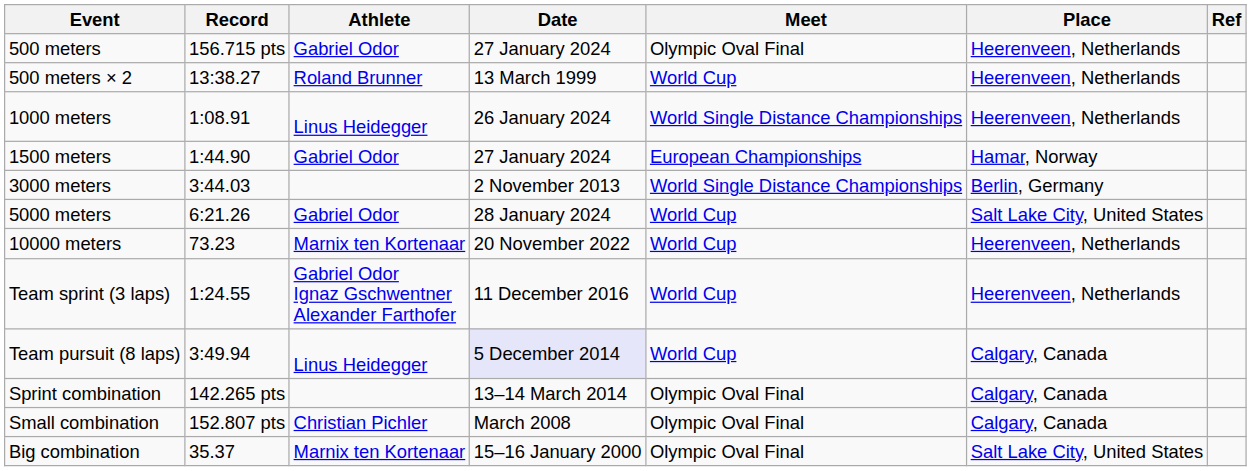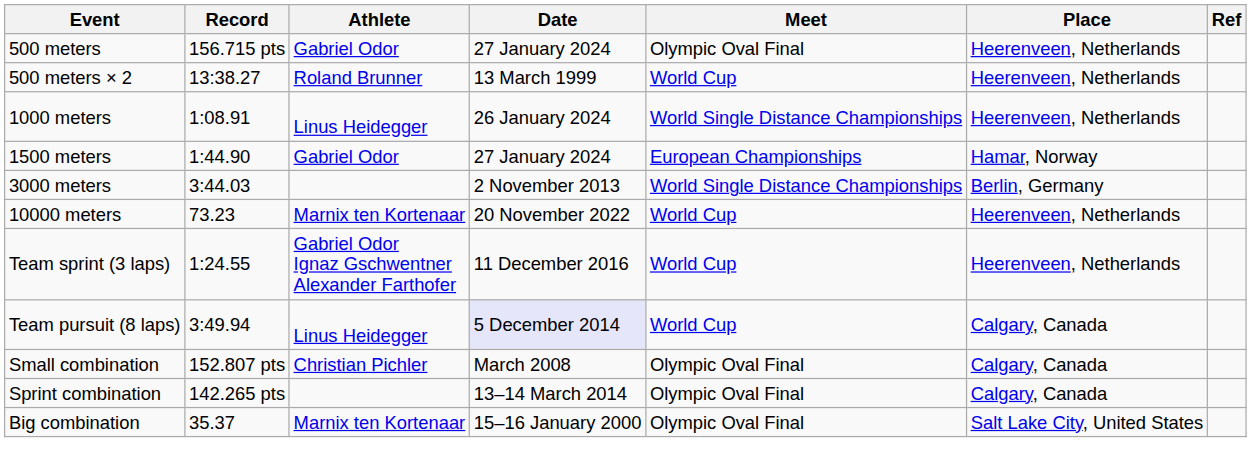- row: (60, 215)
rows swapped: (85, 393) <-> (84, 422)
